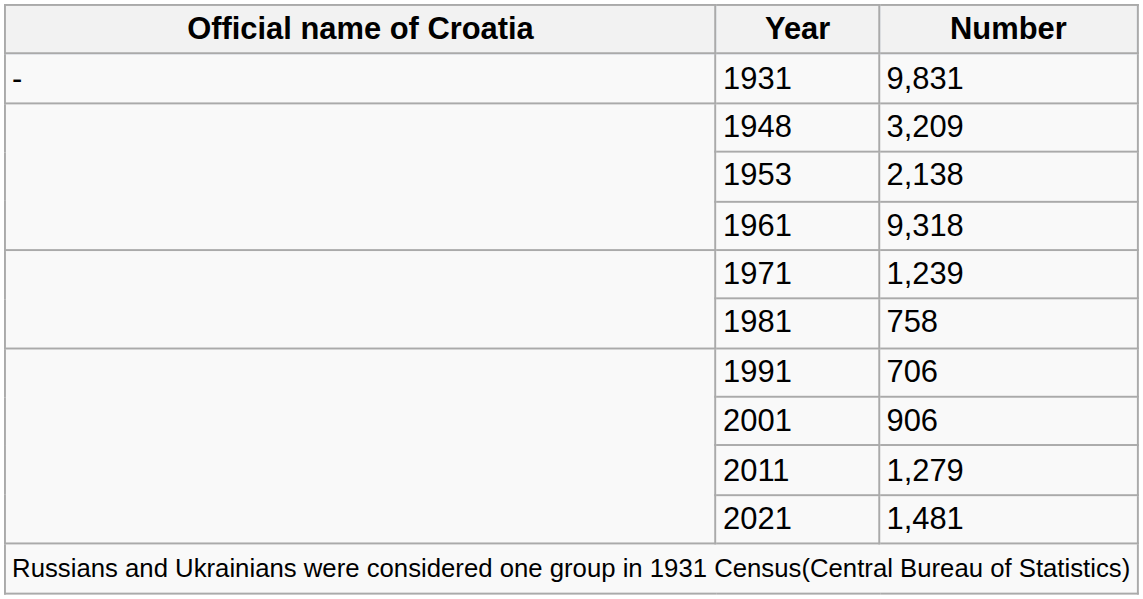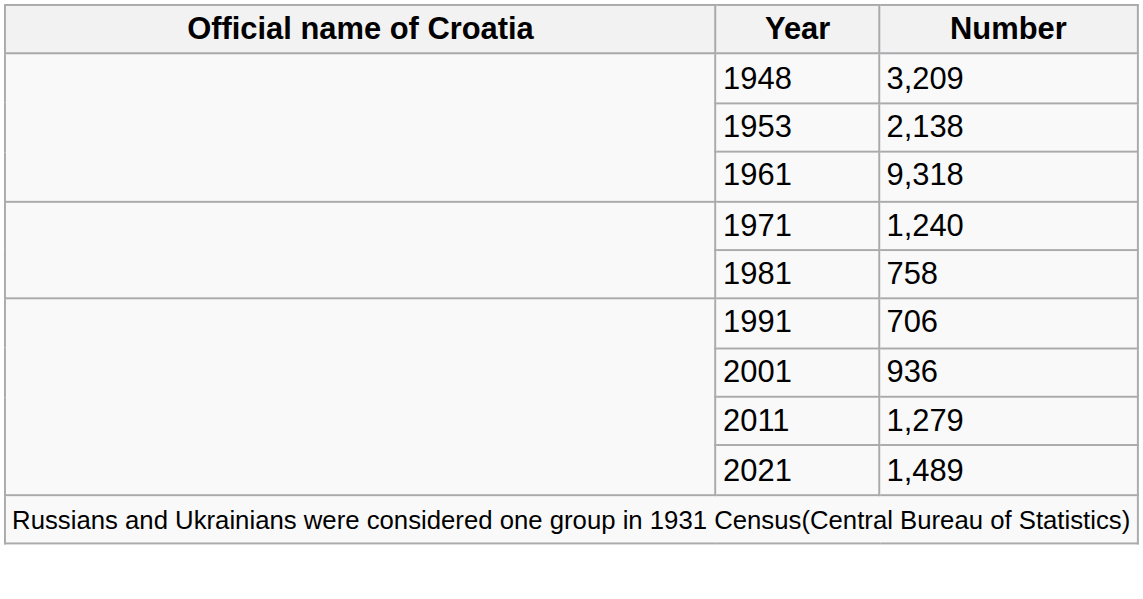- row: (757, 77)
(925, 273) 1,239 -> (925, 224) 1,240
(912, 420) 906 -> (912, 371) 936
(925, 518) 1,481 -> (925, 469) 1,489
